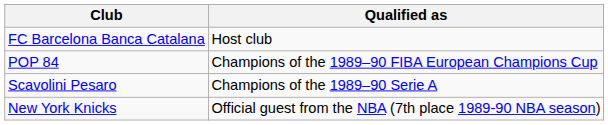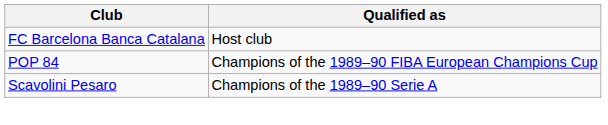- row: (62, 108)
